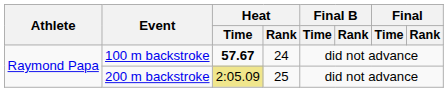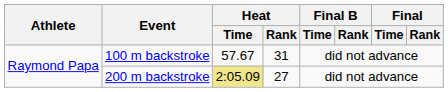(238, 56) bold -> (238, 56) normal
(281, 56) 24 -> (281, 56) 31
(281, 77) 25 -> (281, 77) 27
